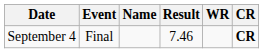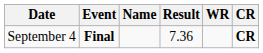(99, 36) normal -> (99, 36) bold
(181, 36) 7.46 -> (181, 36) 7.36
